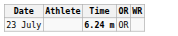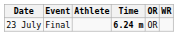+ column: (58, 11)
